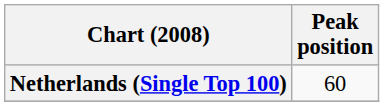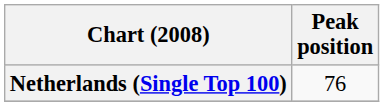(335, 82) 60 -> (335, 82) 76
